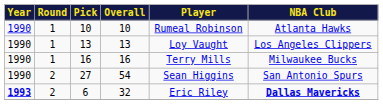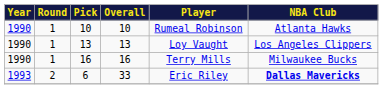- row: (86, 76)
(19, 92) bold -> (19, 76) normal
(125, 92) 32 -> (125, 76) 33
